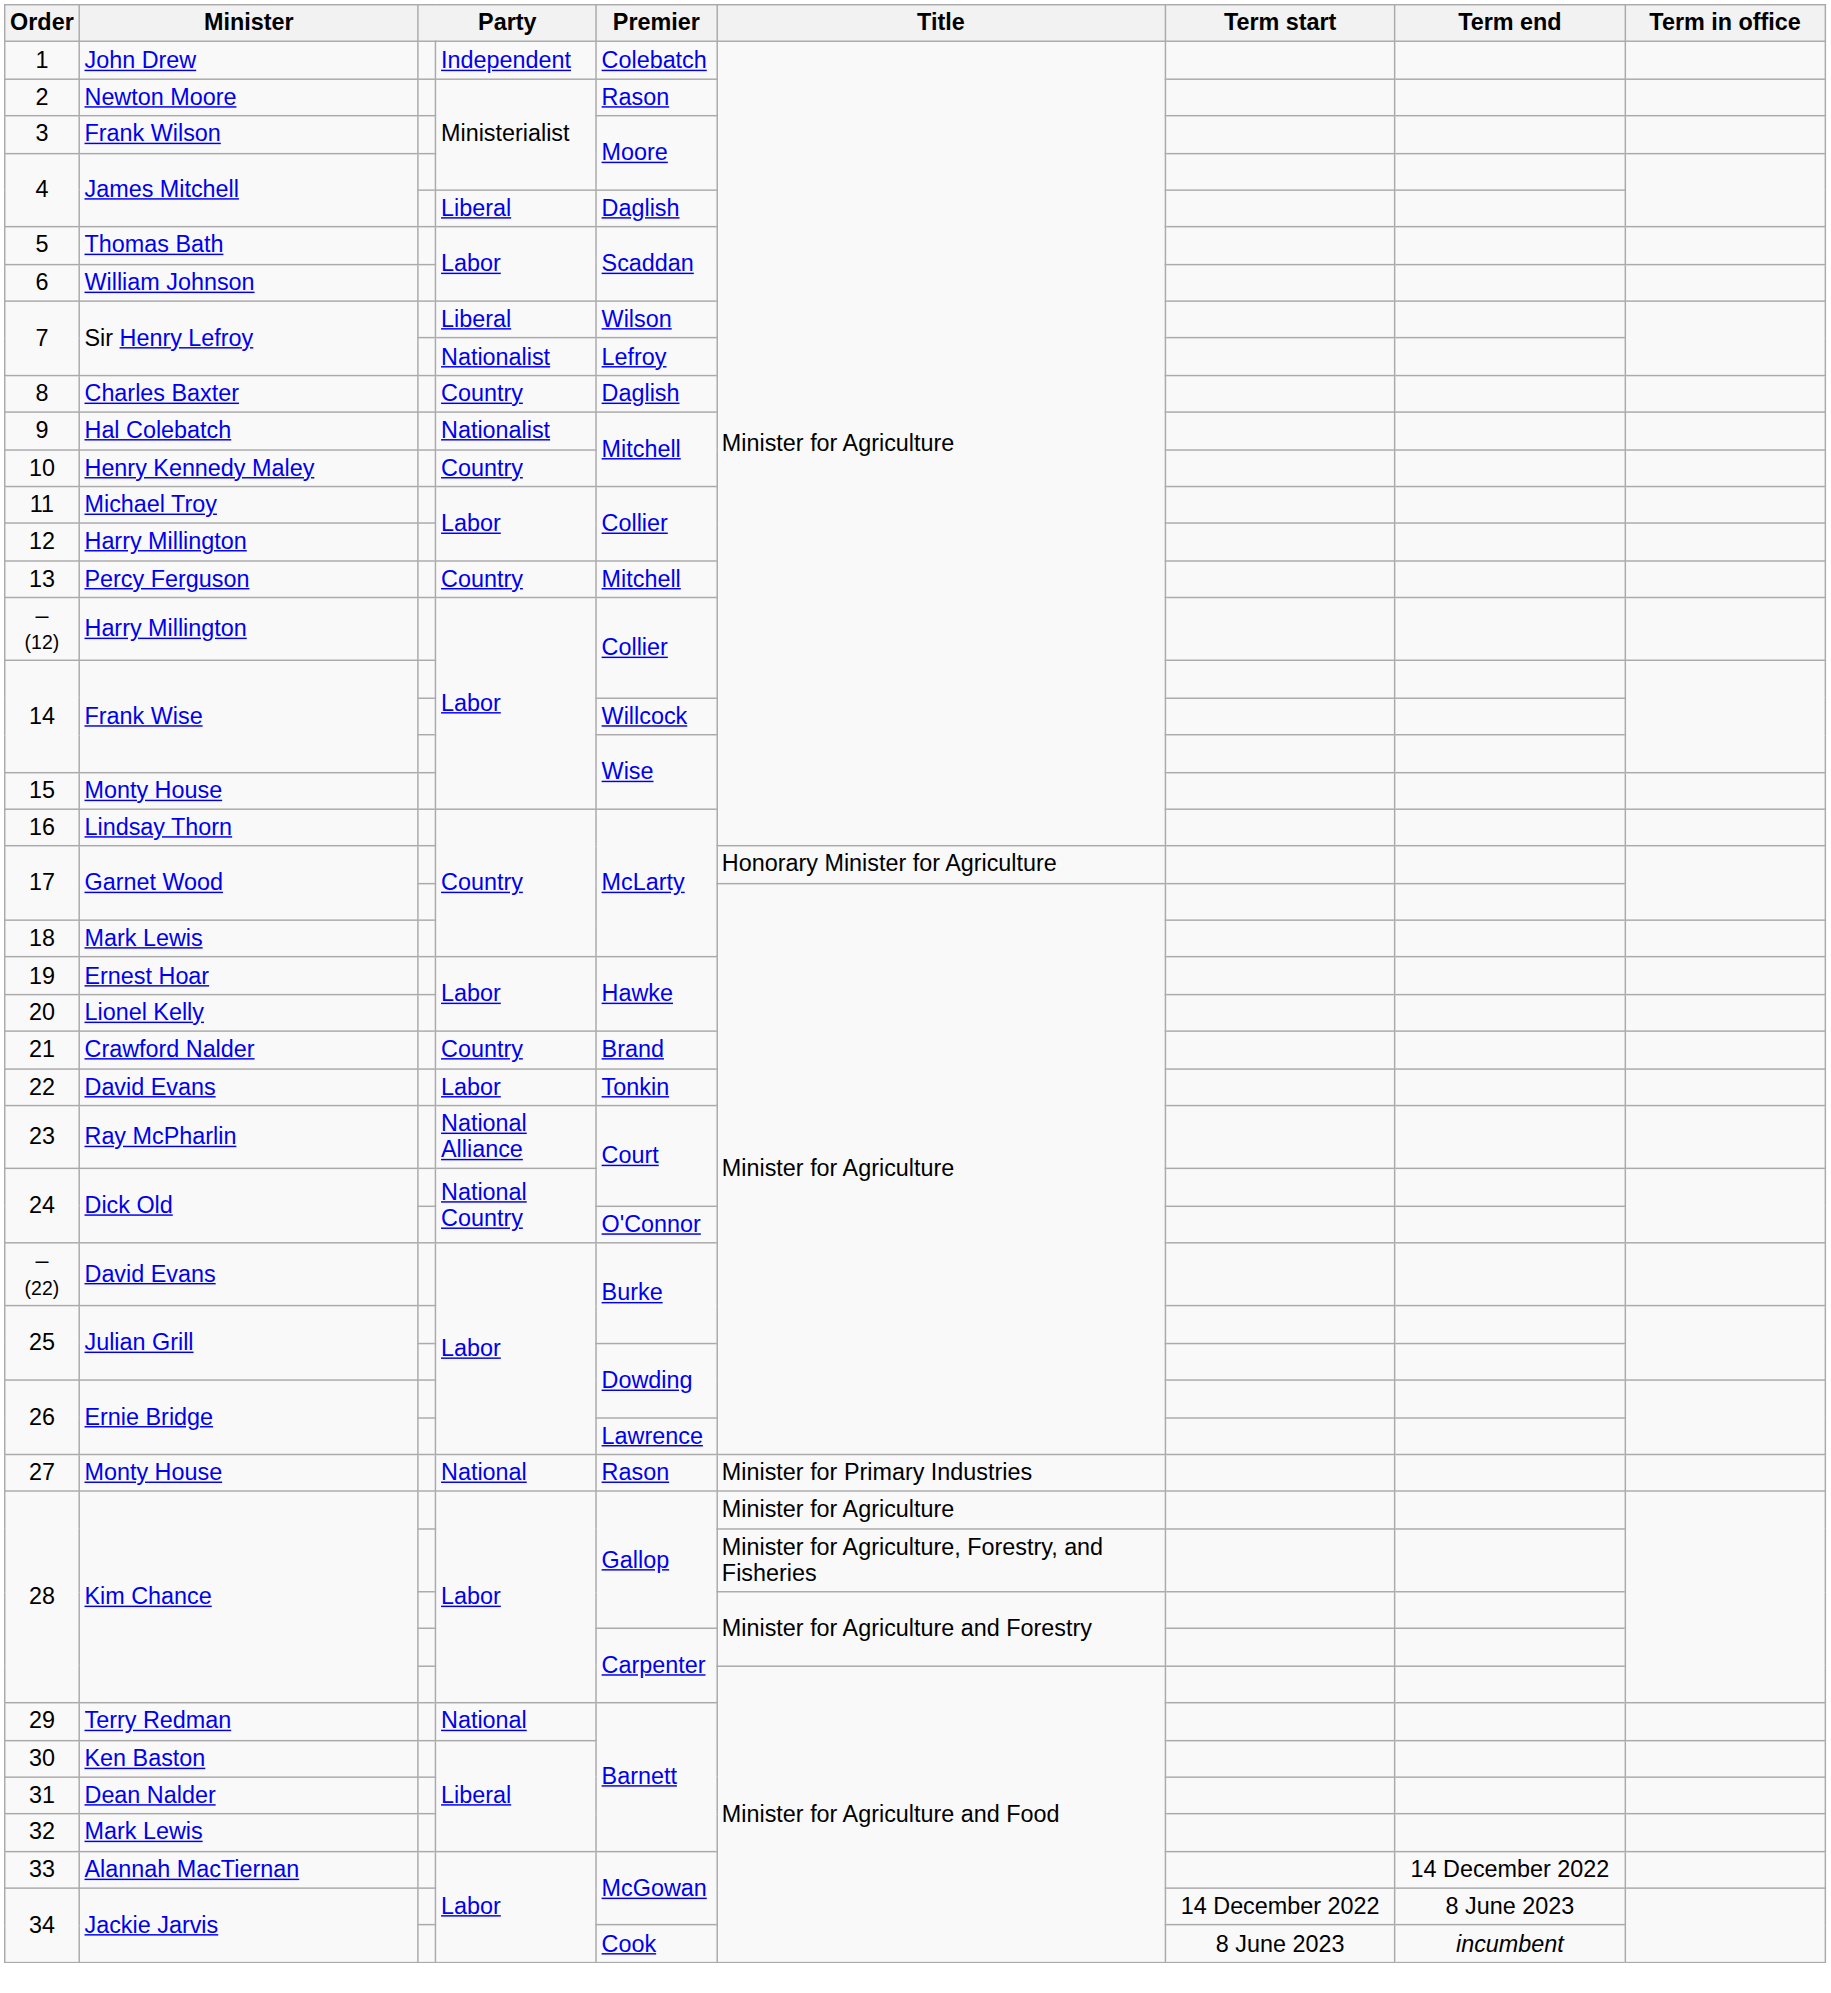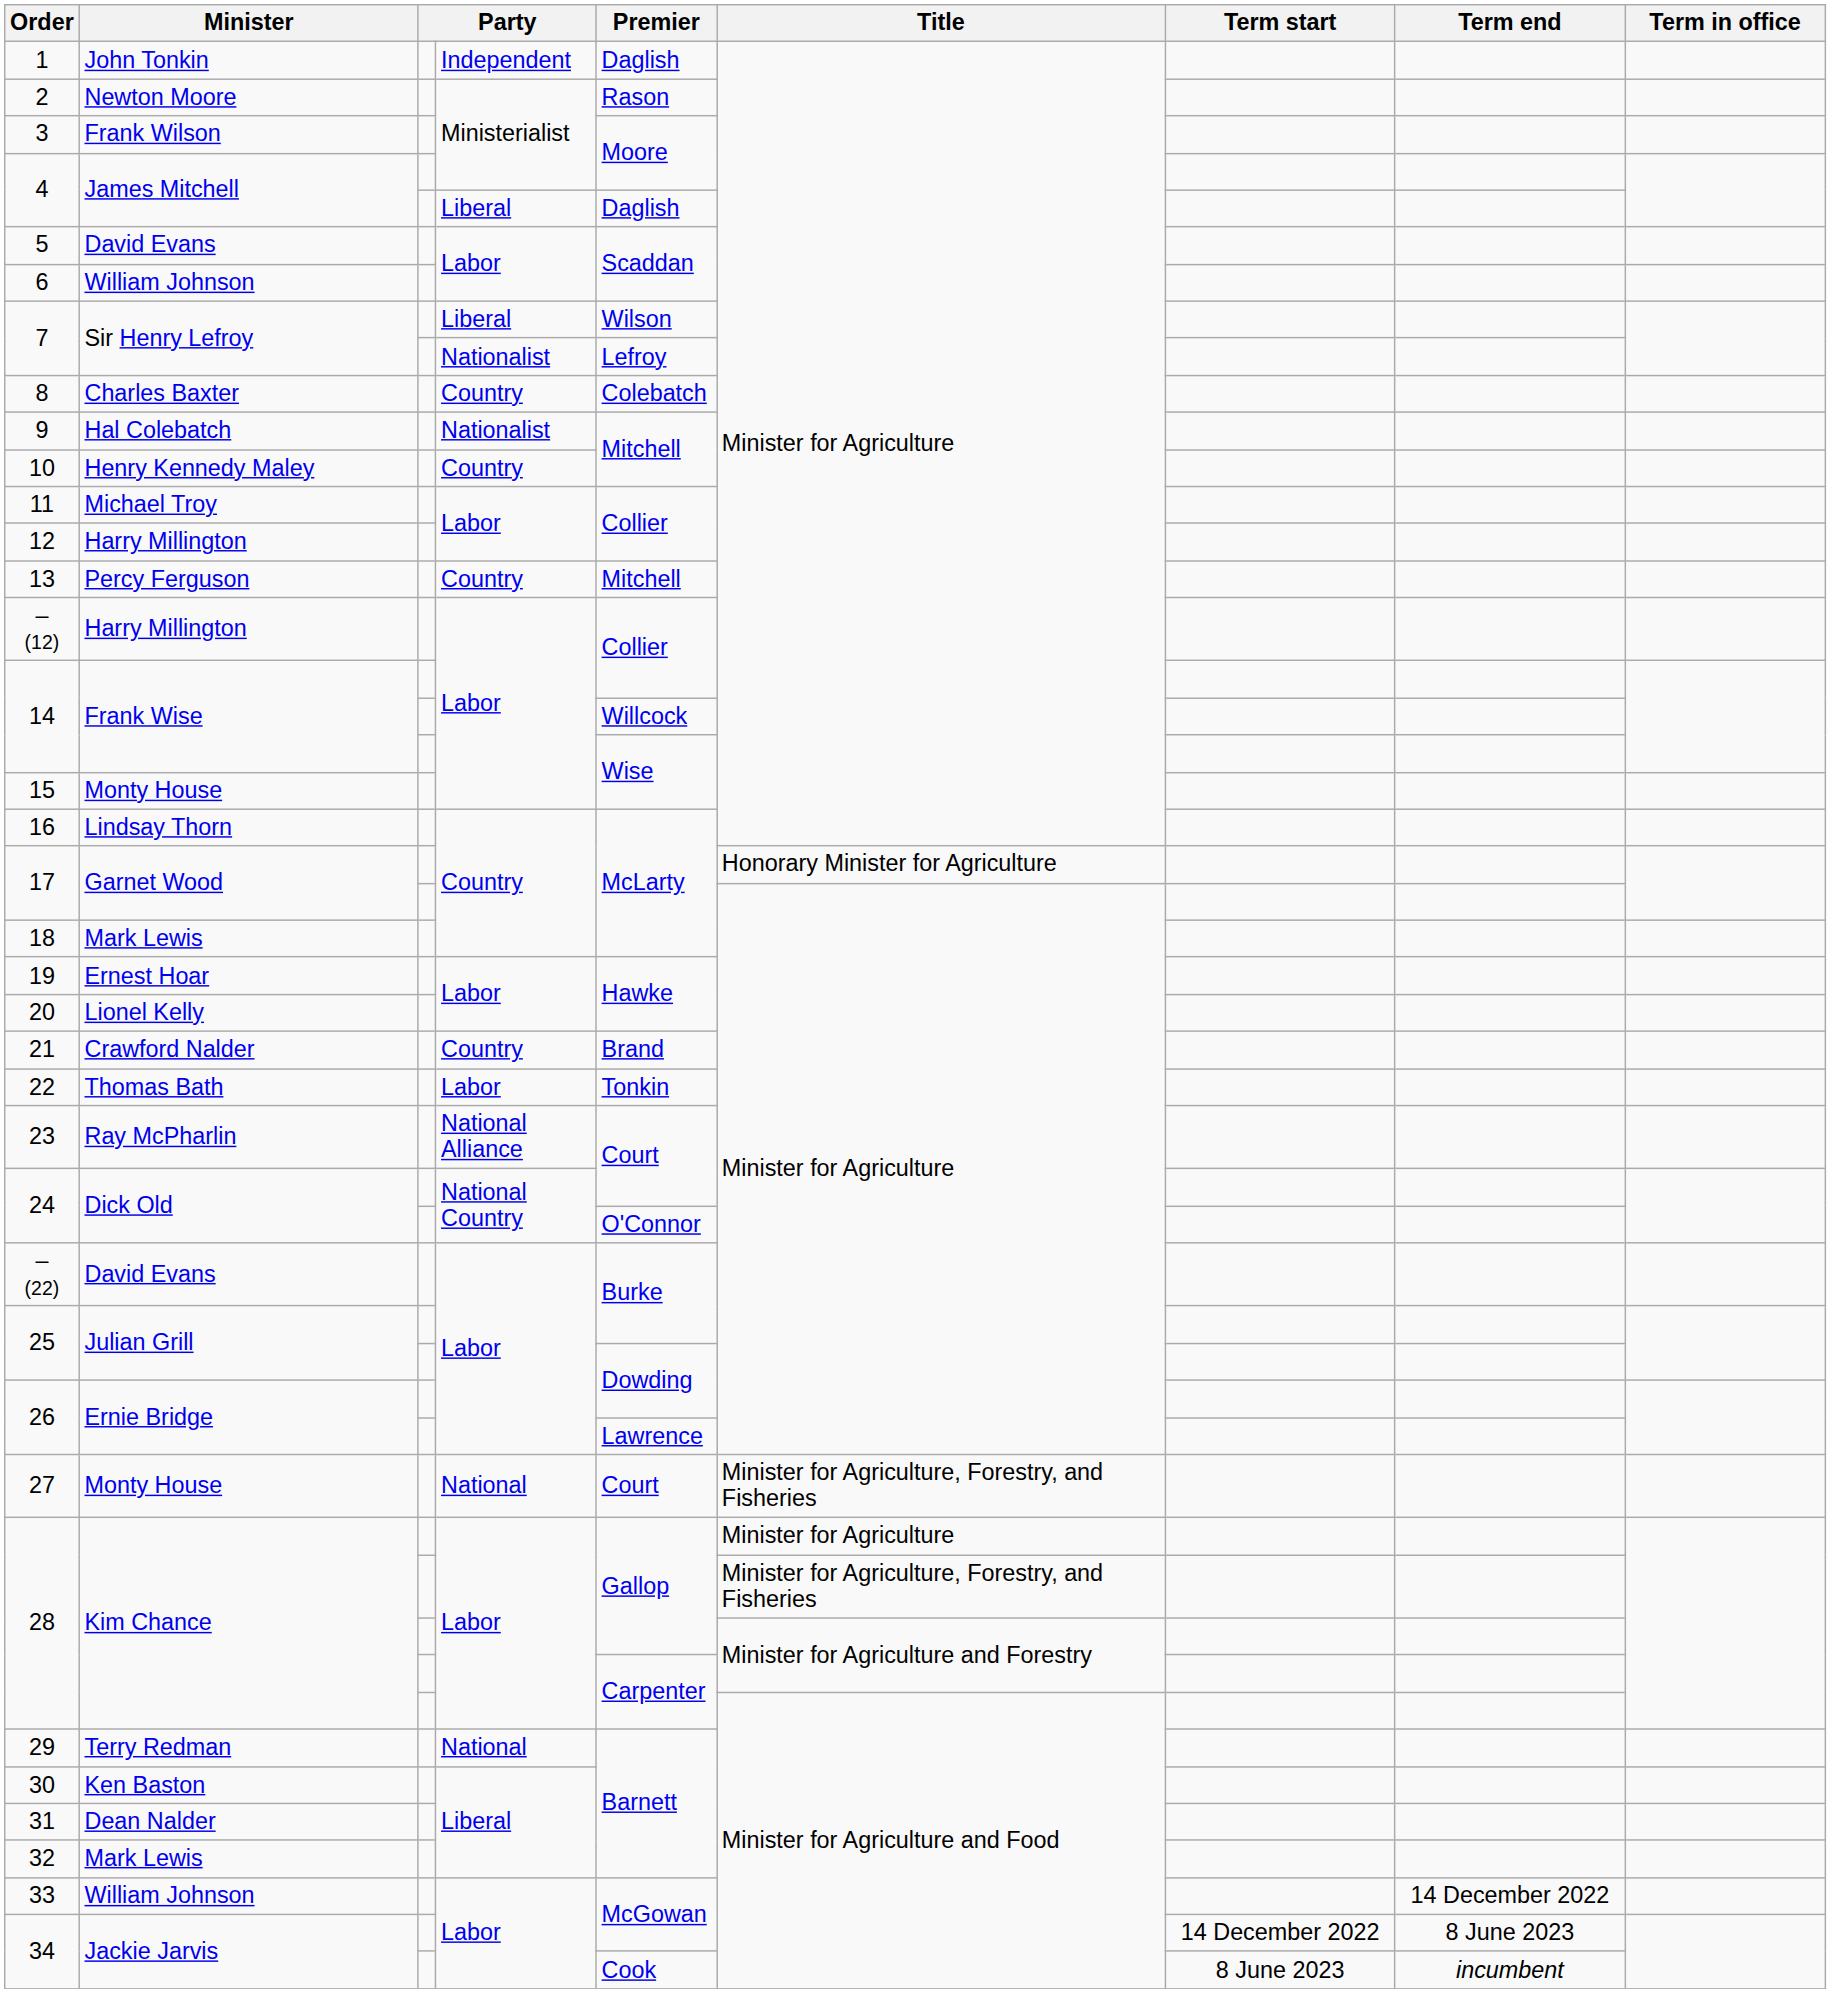(140, 60) John Drew -> (147, 60) John Tonkin
(654, 60) Colebatch -> (641, 60) Daglish
(154, 245) Thomas Bath -> (150, 245) David Evans
(641, 393) Daglish -> (654, 393) Colebatch
(150, 1086) David Evans -> (154, 1086) Thomas Bath
(635, 1472) Rason -> (630, 1485) Court
(877, 1472) Minister for Primary Industries -> (912, 1485) Minister for Agriculture, Forestry, and Fisheries
(192, 1869) Alannah MacTiernan -> (170, 1895) William Johnson
